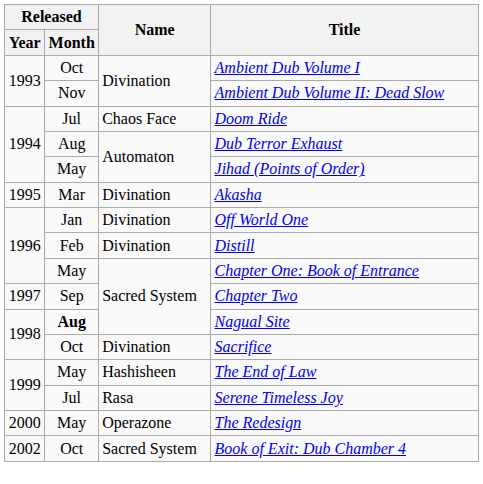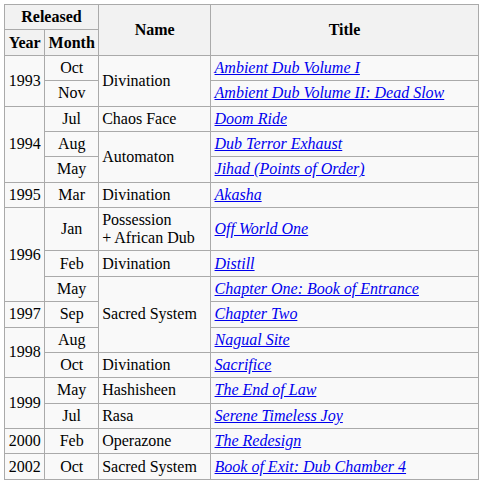(136, 220) Divination -> (148, 229) Possession + African Dub
(72, 321) bold -> (72, 339) normal
(72, 423) May -> (72, 441) Feb
